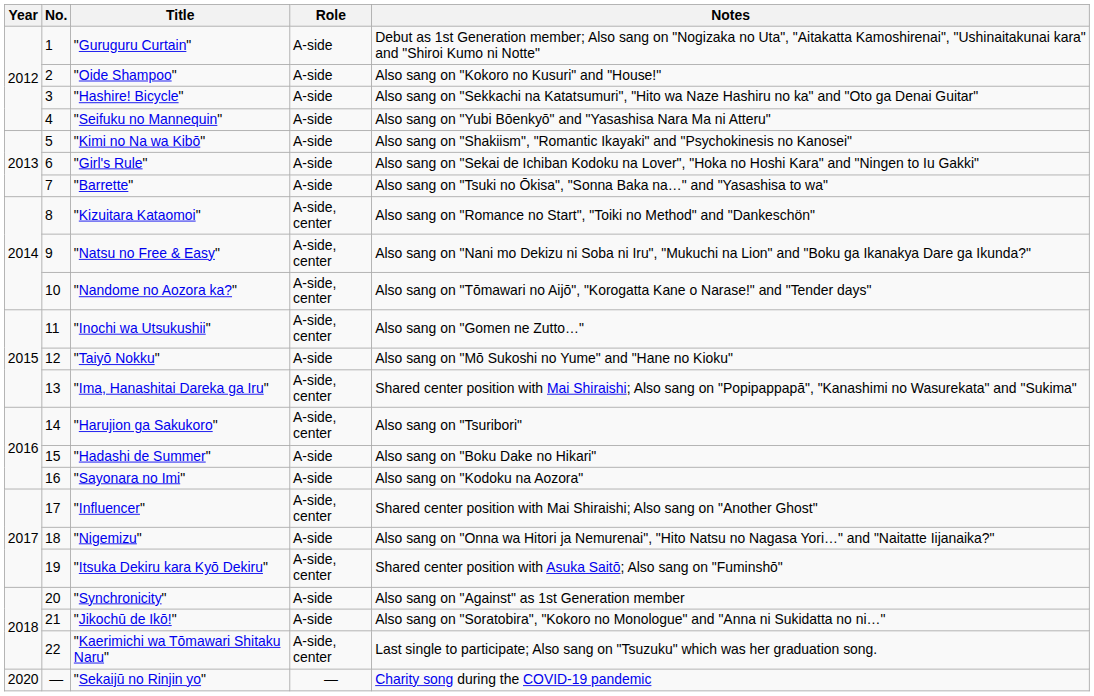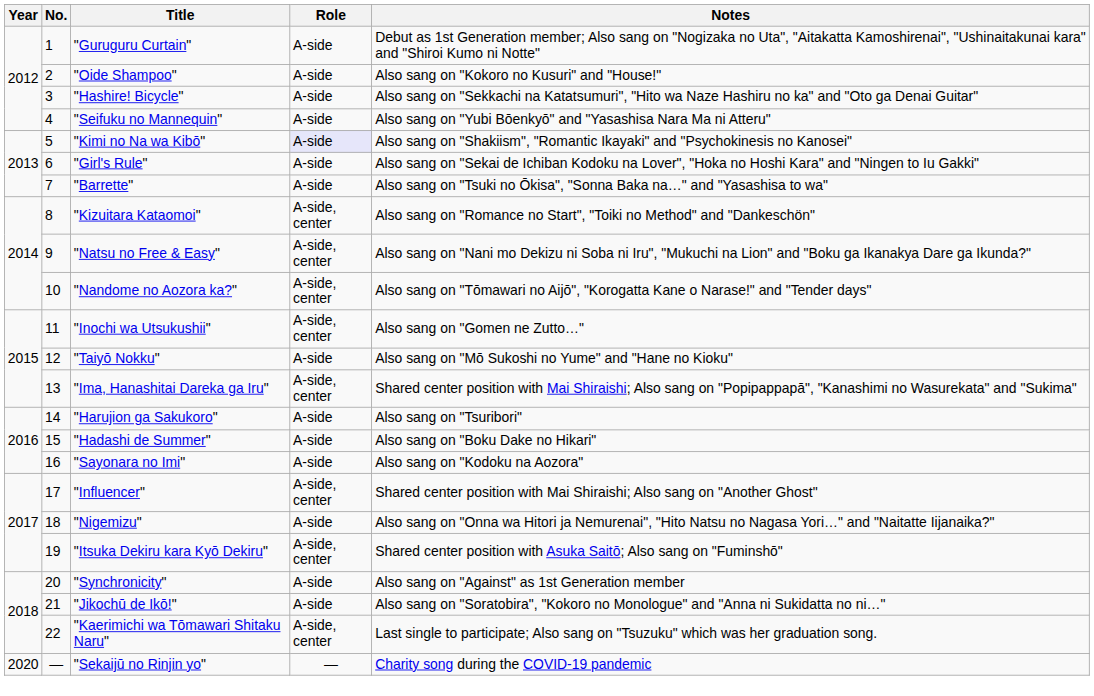(313, 141) no background -> (313, 141) lavender background
(315, 426) A-side, center -> (313, 418) A-side
